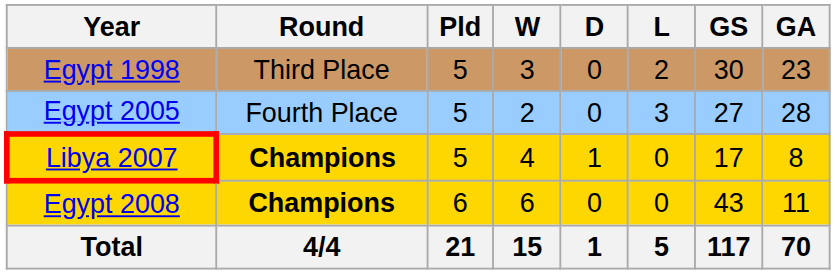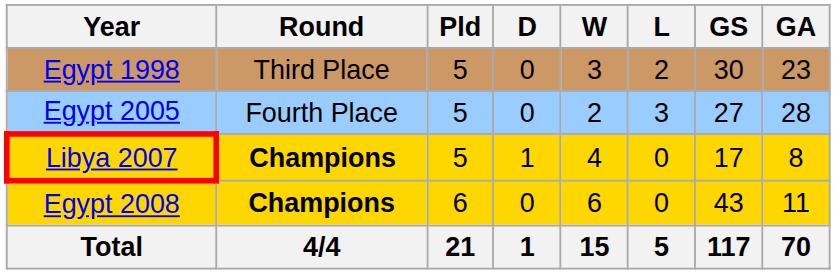columns swapped: (527, 27) <-> (594, 27)
